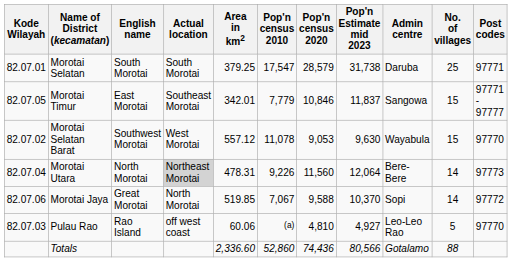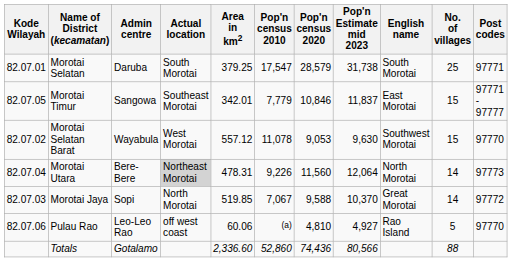columns swapped: (138, 29) <-> (407, 29)
(26, 200) 82.07.06 -> (26, 200) 82.07.03
(26, 227) 82.07.03 -> (26, 227) 82.07.06
